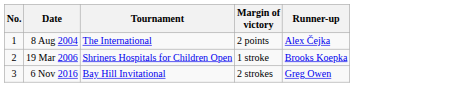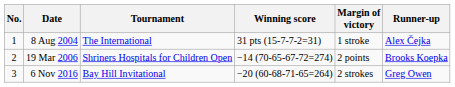+ column: (285, 18)
(253, 41) 2 points -> (353, 41) 1 stroke
(253, 57) 1 stroke -> (353, 57) 2 points
